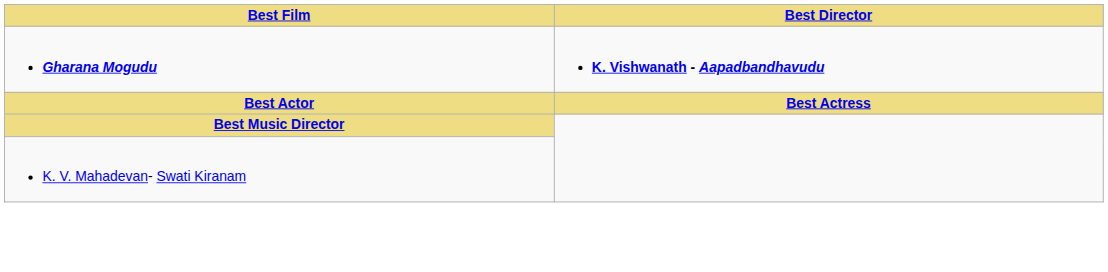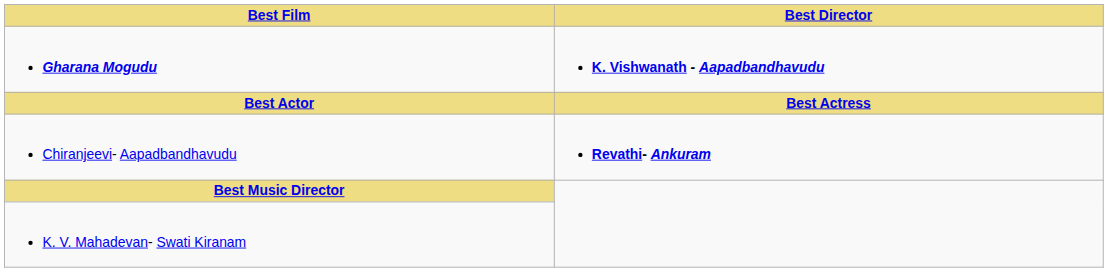+ row: (279, 155)
